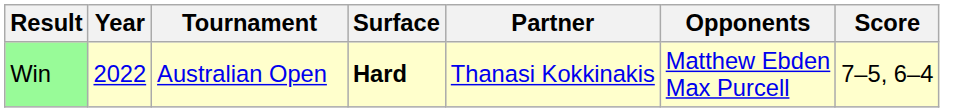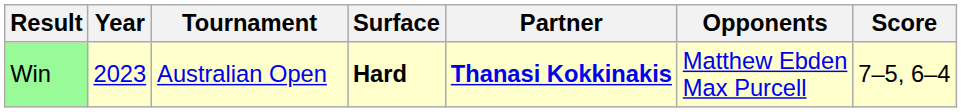(120, 74) 2022 -> (120, 74) 2023
(553, 74) normal -> (561, 74) bold
